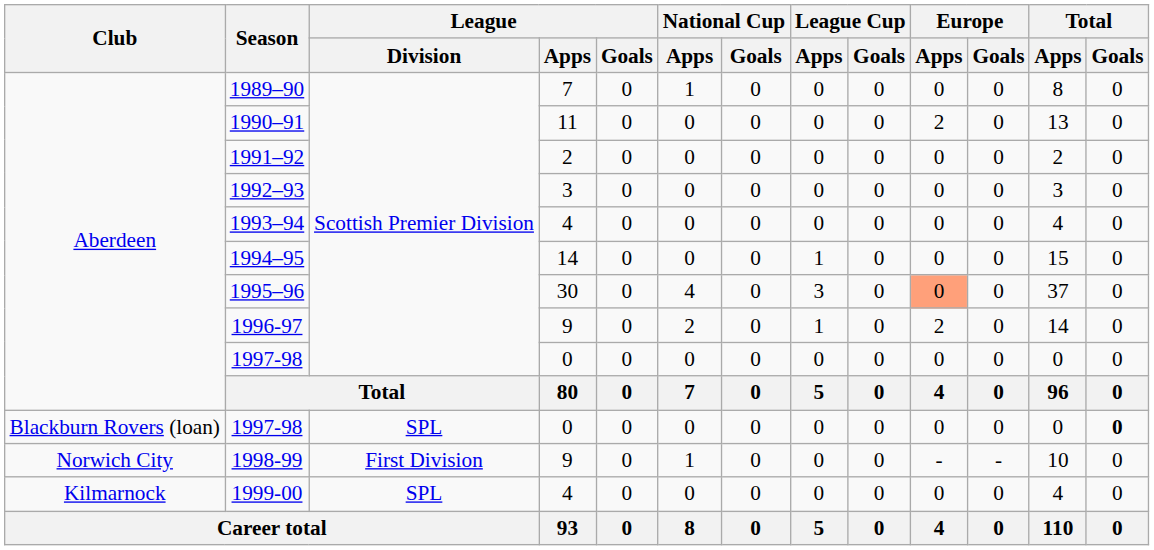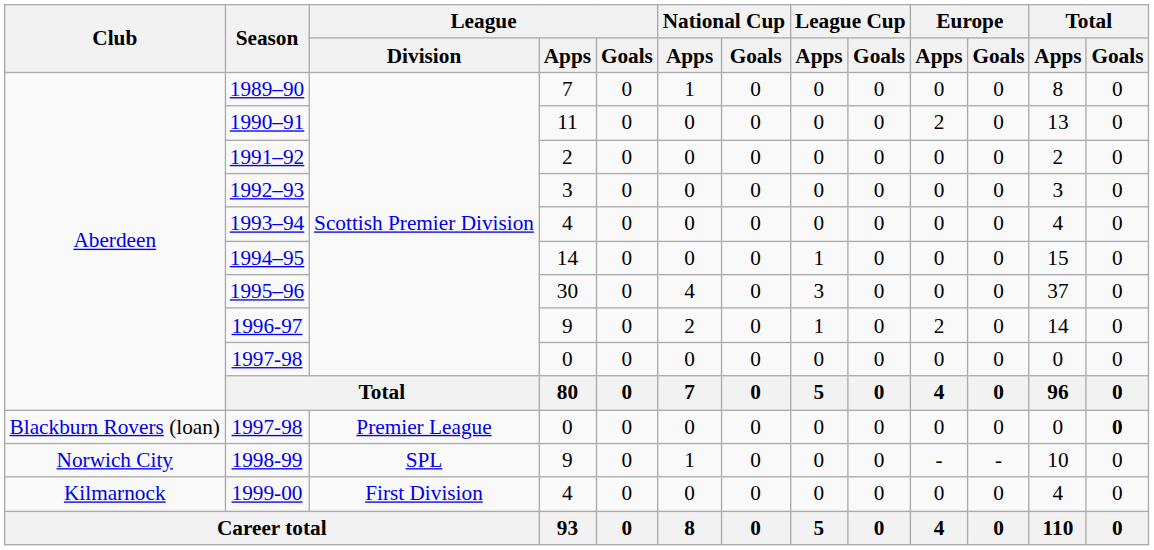(939, 291) lightsalmon background -> (939, 291) no background
(424, 426) SPL -> (424, 426) Premier League
(424, 460) First Division -> (424, 460) SPL
(424, 493) SPL -> (424, 493) First Division
